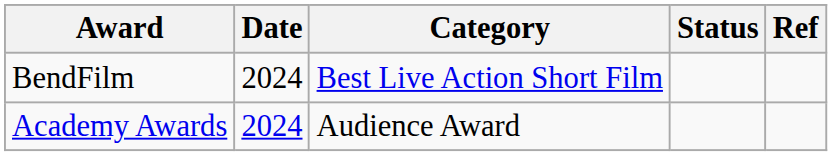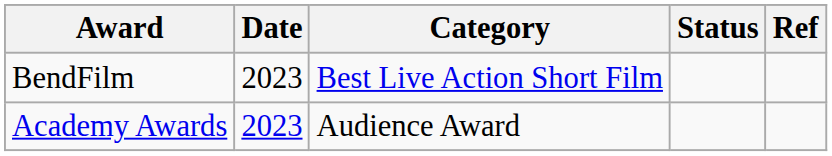(272, 77) 2024 -> (272, 77) 2023
(272, 125) 2024 -> (272, 125) 2023
